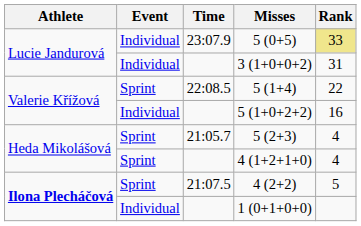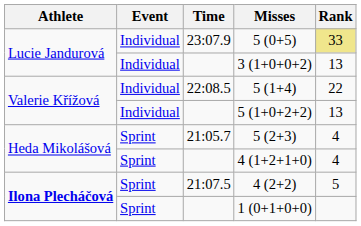(336, 64) 31 -> (336, 64) 13
(138, 88) Sprint -> (150, 88) Individual
(336, 112) 16 -> (336, 112) 13
(150, 208) Individual -> (138, 208) Sprint
